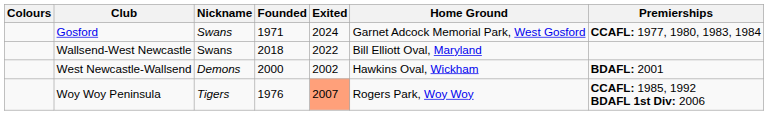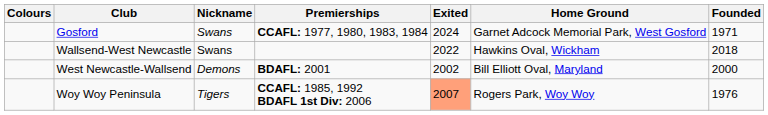columns swapped: (282, 13) <-> (676, 13)
(417, 50) Bill Elliott Oval, Maryland -> (536, 50) Hawkins Oval, Wickham
(416, 69) Hawkins Oval, Wickham -> (538, 69) Bill Elliott Oval, Maryland
